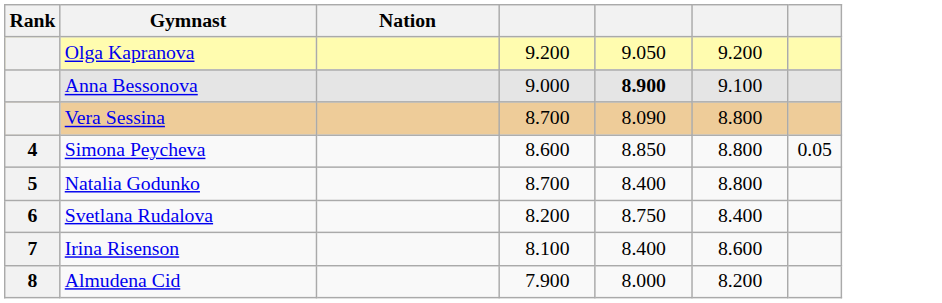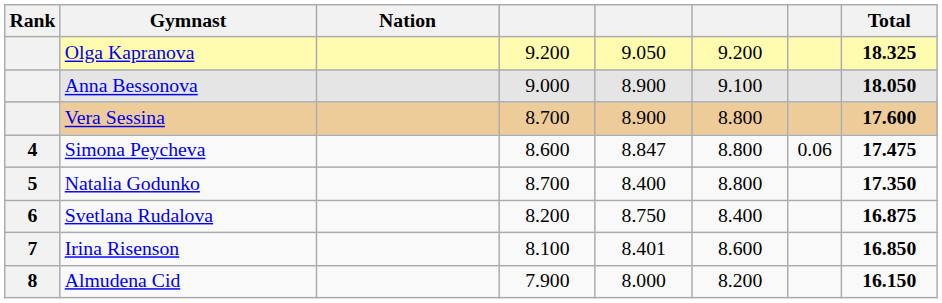+ column: (889, 20)
(644, 85) bold -> (644, 85) normal
(644, 117) 8.090 -> (644, 117) 8.900
(644, 150) 8.850 -> (644, 150) 8.847
(815, 150) 0.05 -> (815, 150) 0.06
(644, 248) 8.400 -> (644, 248) 8.401
